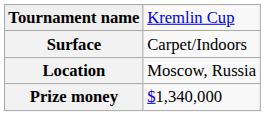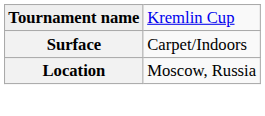- row: (74, 96)
